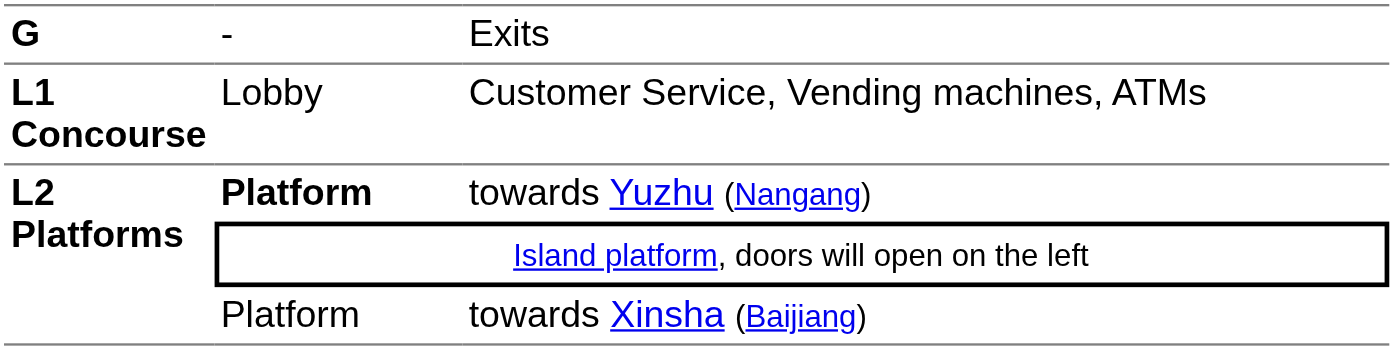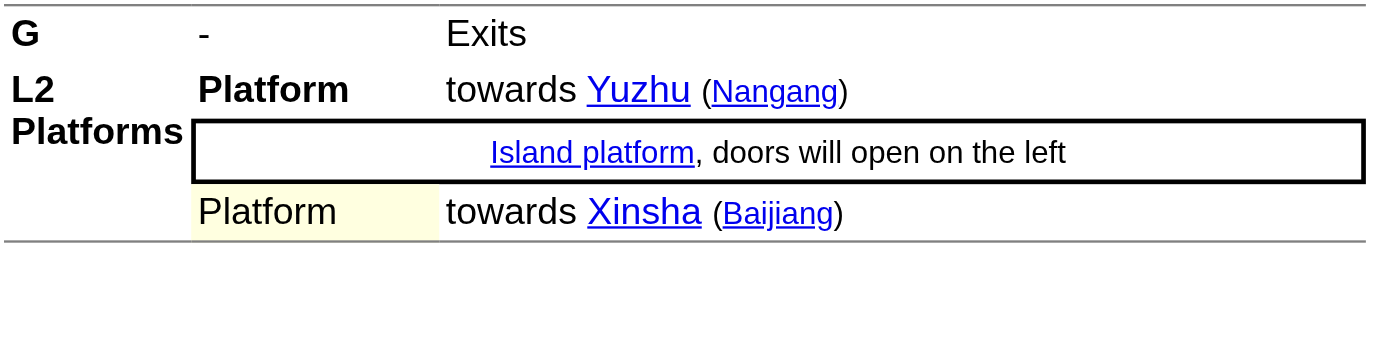- row: (838, 92)
(290, 314) no background -> (267, 211) lightyellow background
